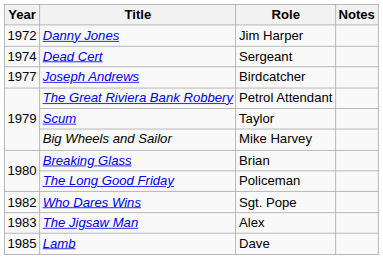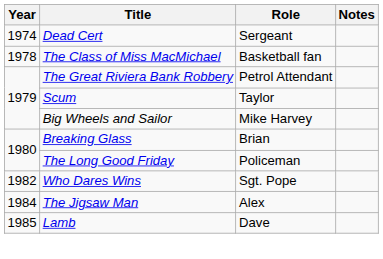- row: (81, 35)
- row: (91, 77)
+ row: (132, 56)
(22, 222) 1983 -> (22, 202) 1984
